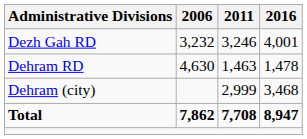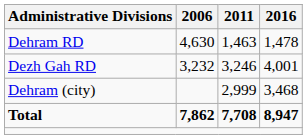rows swapped: (46, 66) <-> (52, 41)
